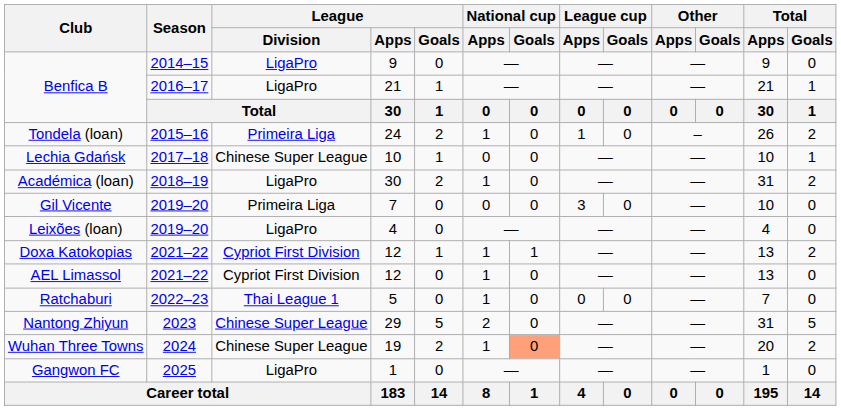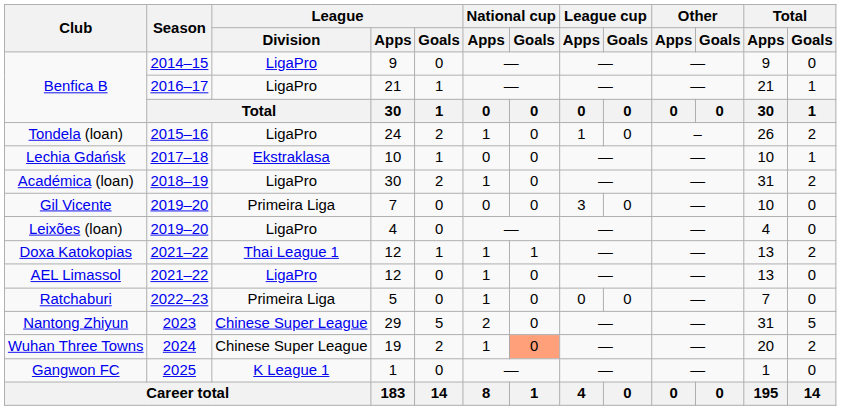(291, 134) Primeira Liga -> (291, 134) LigaPro
(291, 157) Chinese Super League -> (291, 157) Ekstraklasa
(291, 252) Cypriot First Division -> (291, 252) Thai League 1
(291, 275) Cypriot First Division -> (291, 275) LigaPro
(291, 299) Thai League 1 -> (291, 299) Primeira Liga
(291, 370) LigaPro -> (291, 370) K League 1
